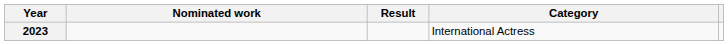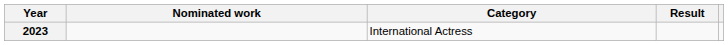columns swapped: (574, 13) <-> (398, 13)
